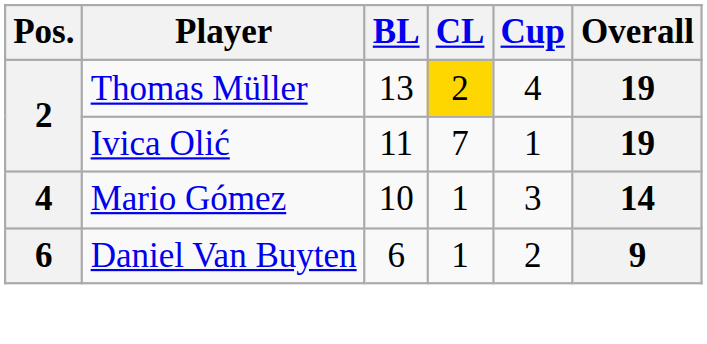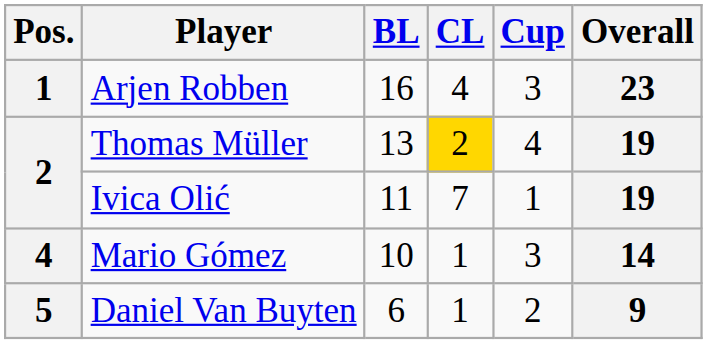+ row: (189, 87)
(44, 254) 6 -> (44, 310) 5
